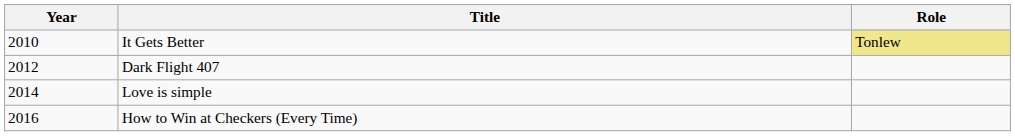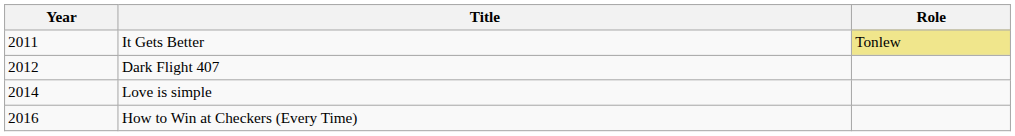(23, 42) 2010 -> (23, 42) 2011
